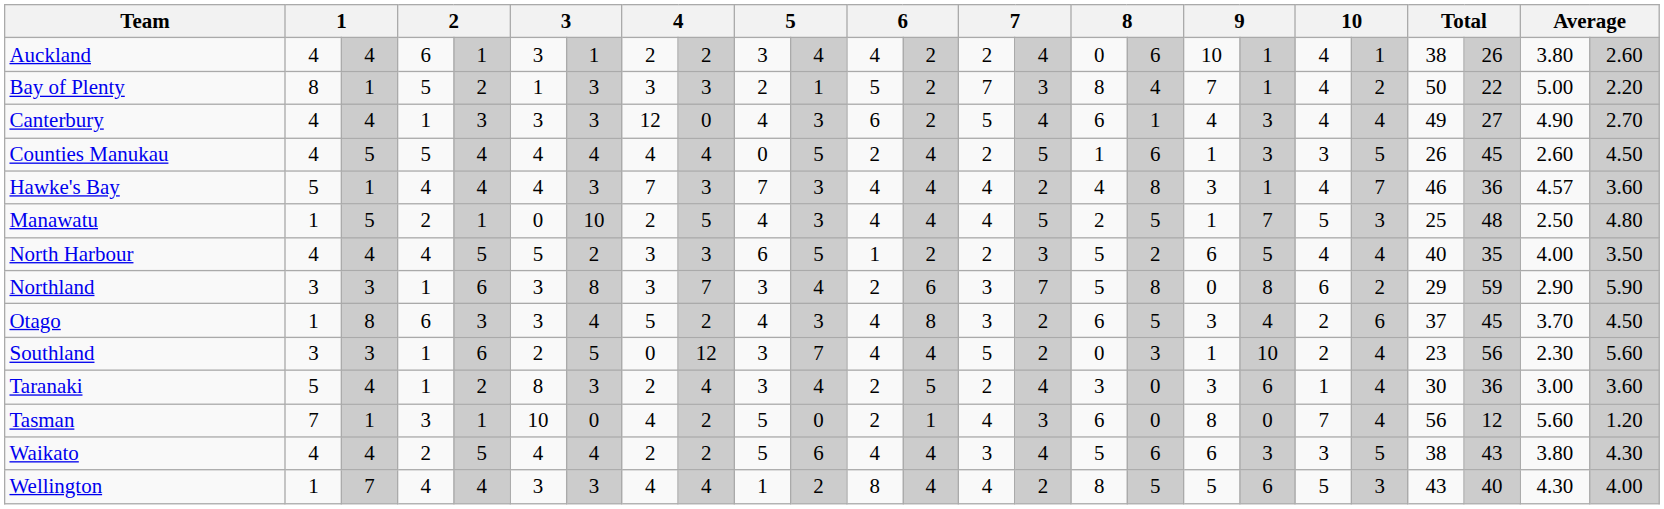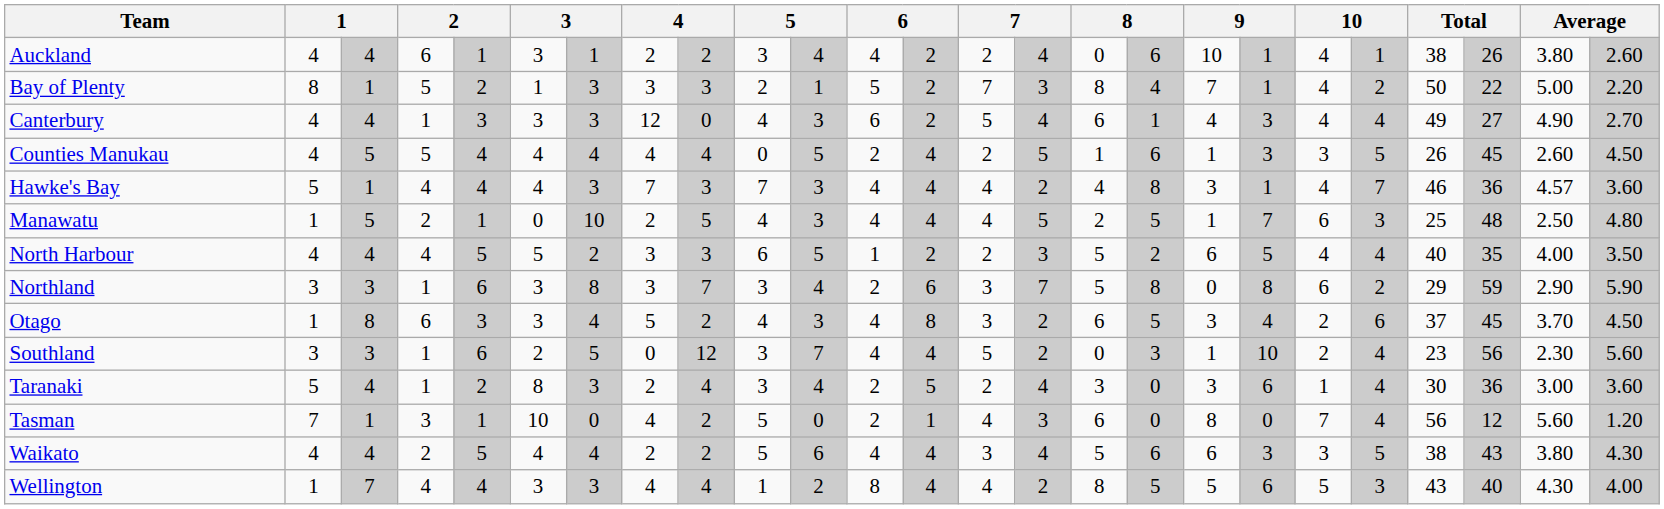(1324, 220) 5 -> (1324, 220) 6
